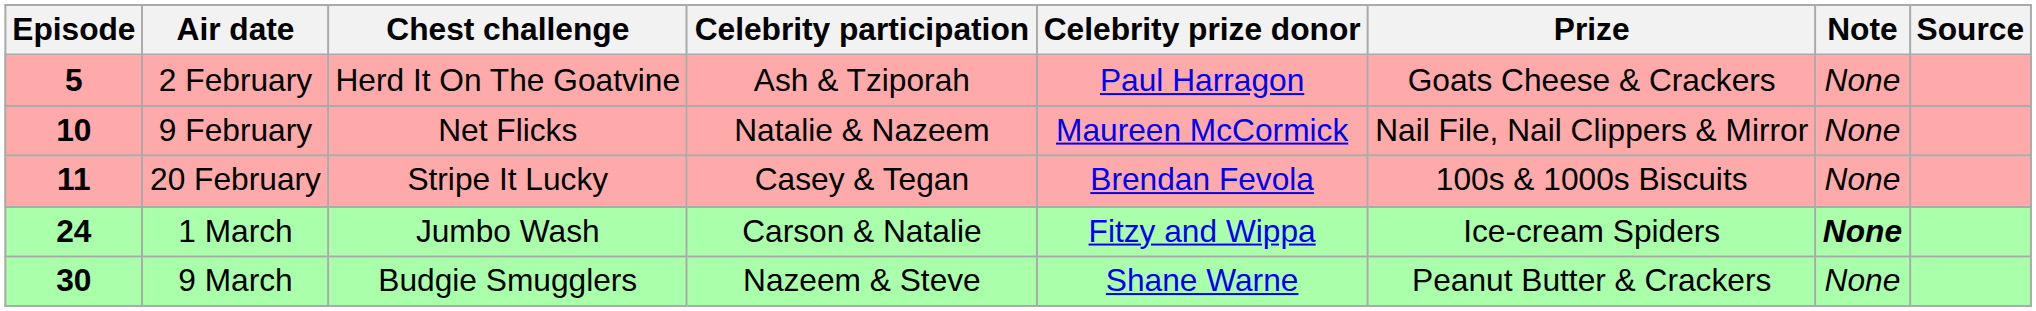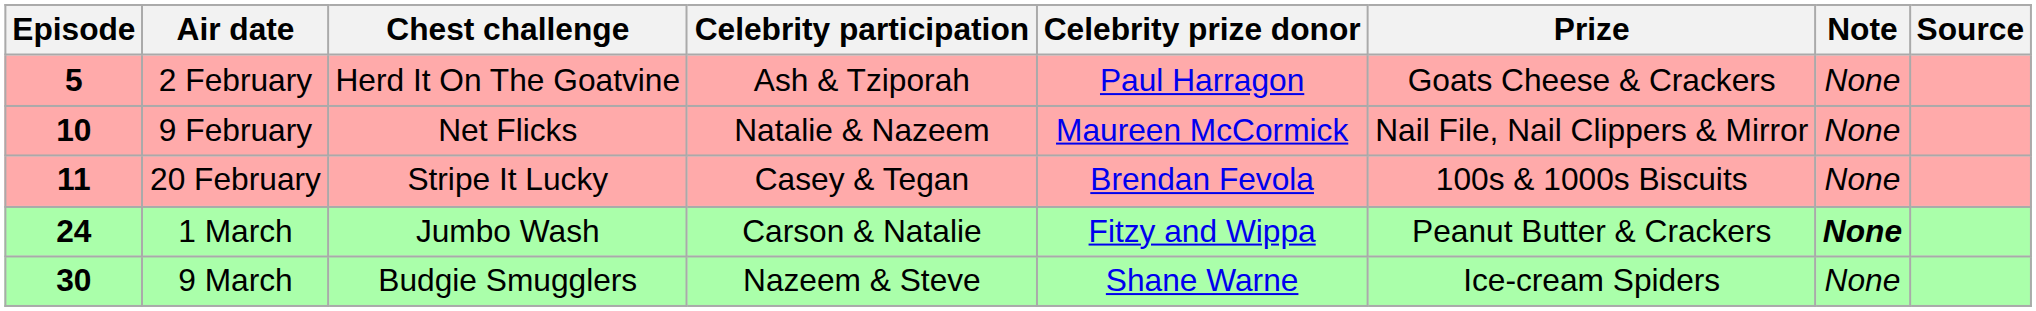(1592, 230) Ice-cream Spiders -> (1592, 230) Peanut Butter & Crackers
(1592, 280) Peanut Butter & Crackers -> (1592, 280) Ice-cream Spiders
